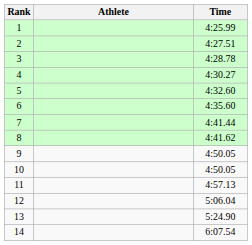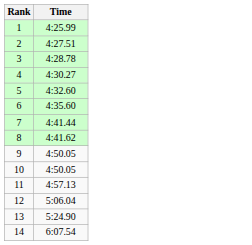- column: (113, 12)
